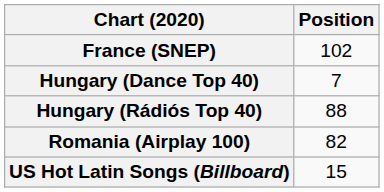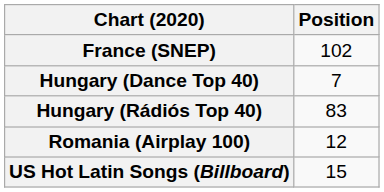(336, 111) 88 -> (336, 111) 83
(336, 141) 82 -> (336, 141) 12
